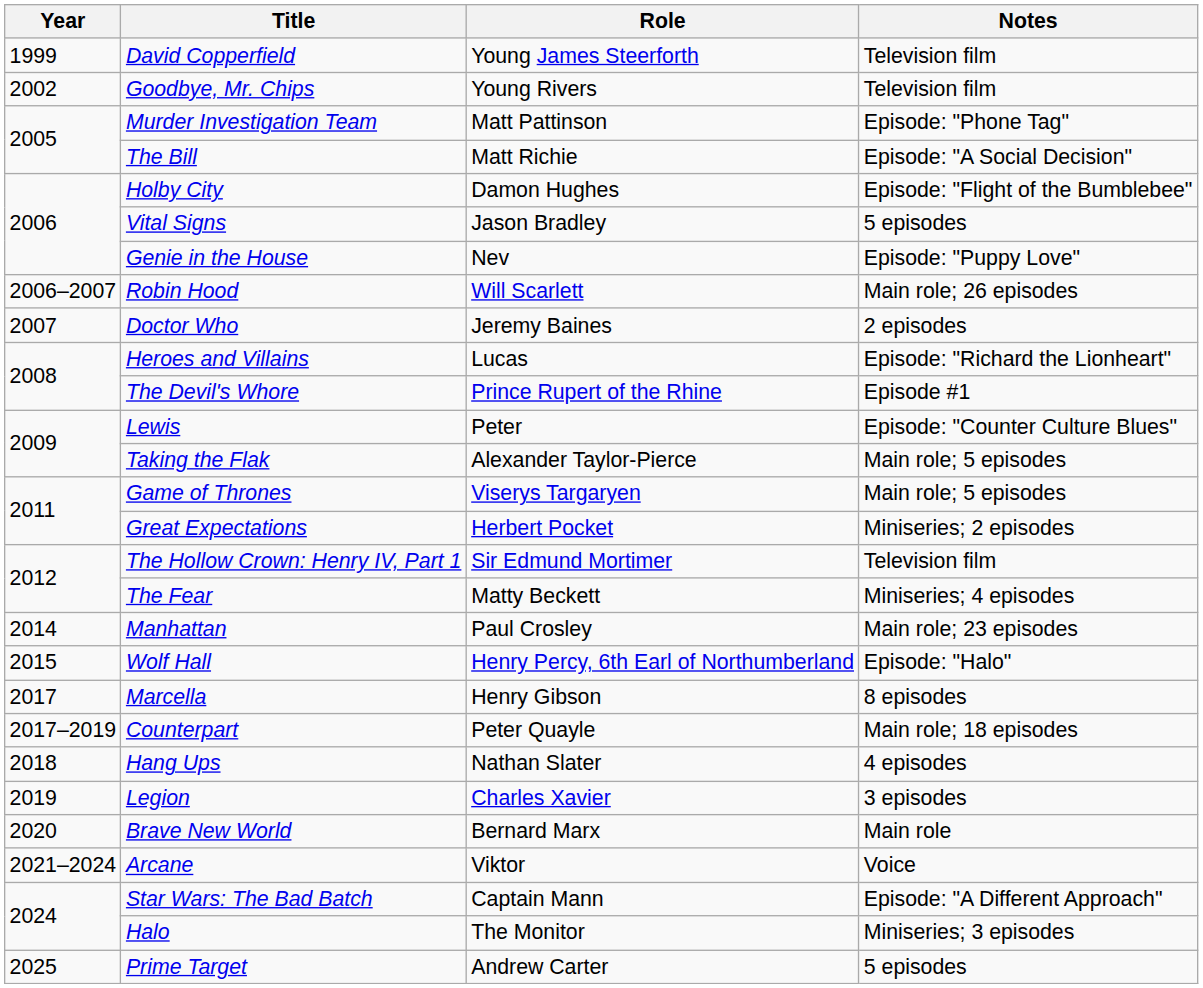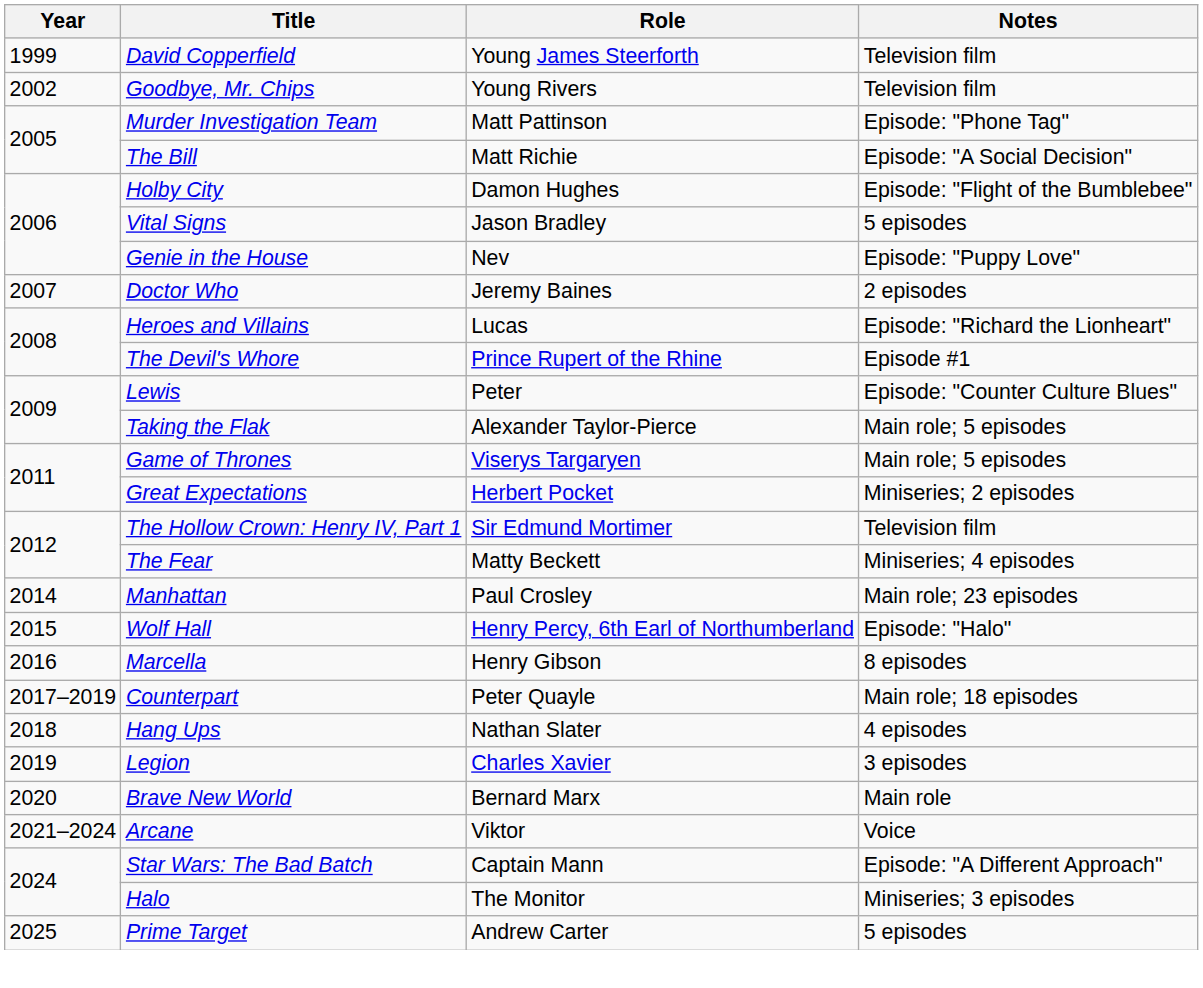- row: (182, 291)
(33, 696) 2017 -> (33, 662) 2016
